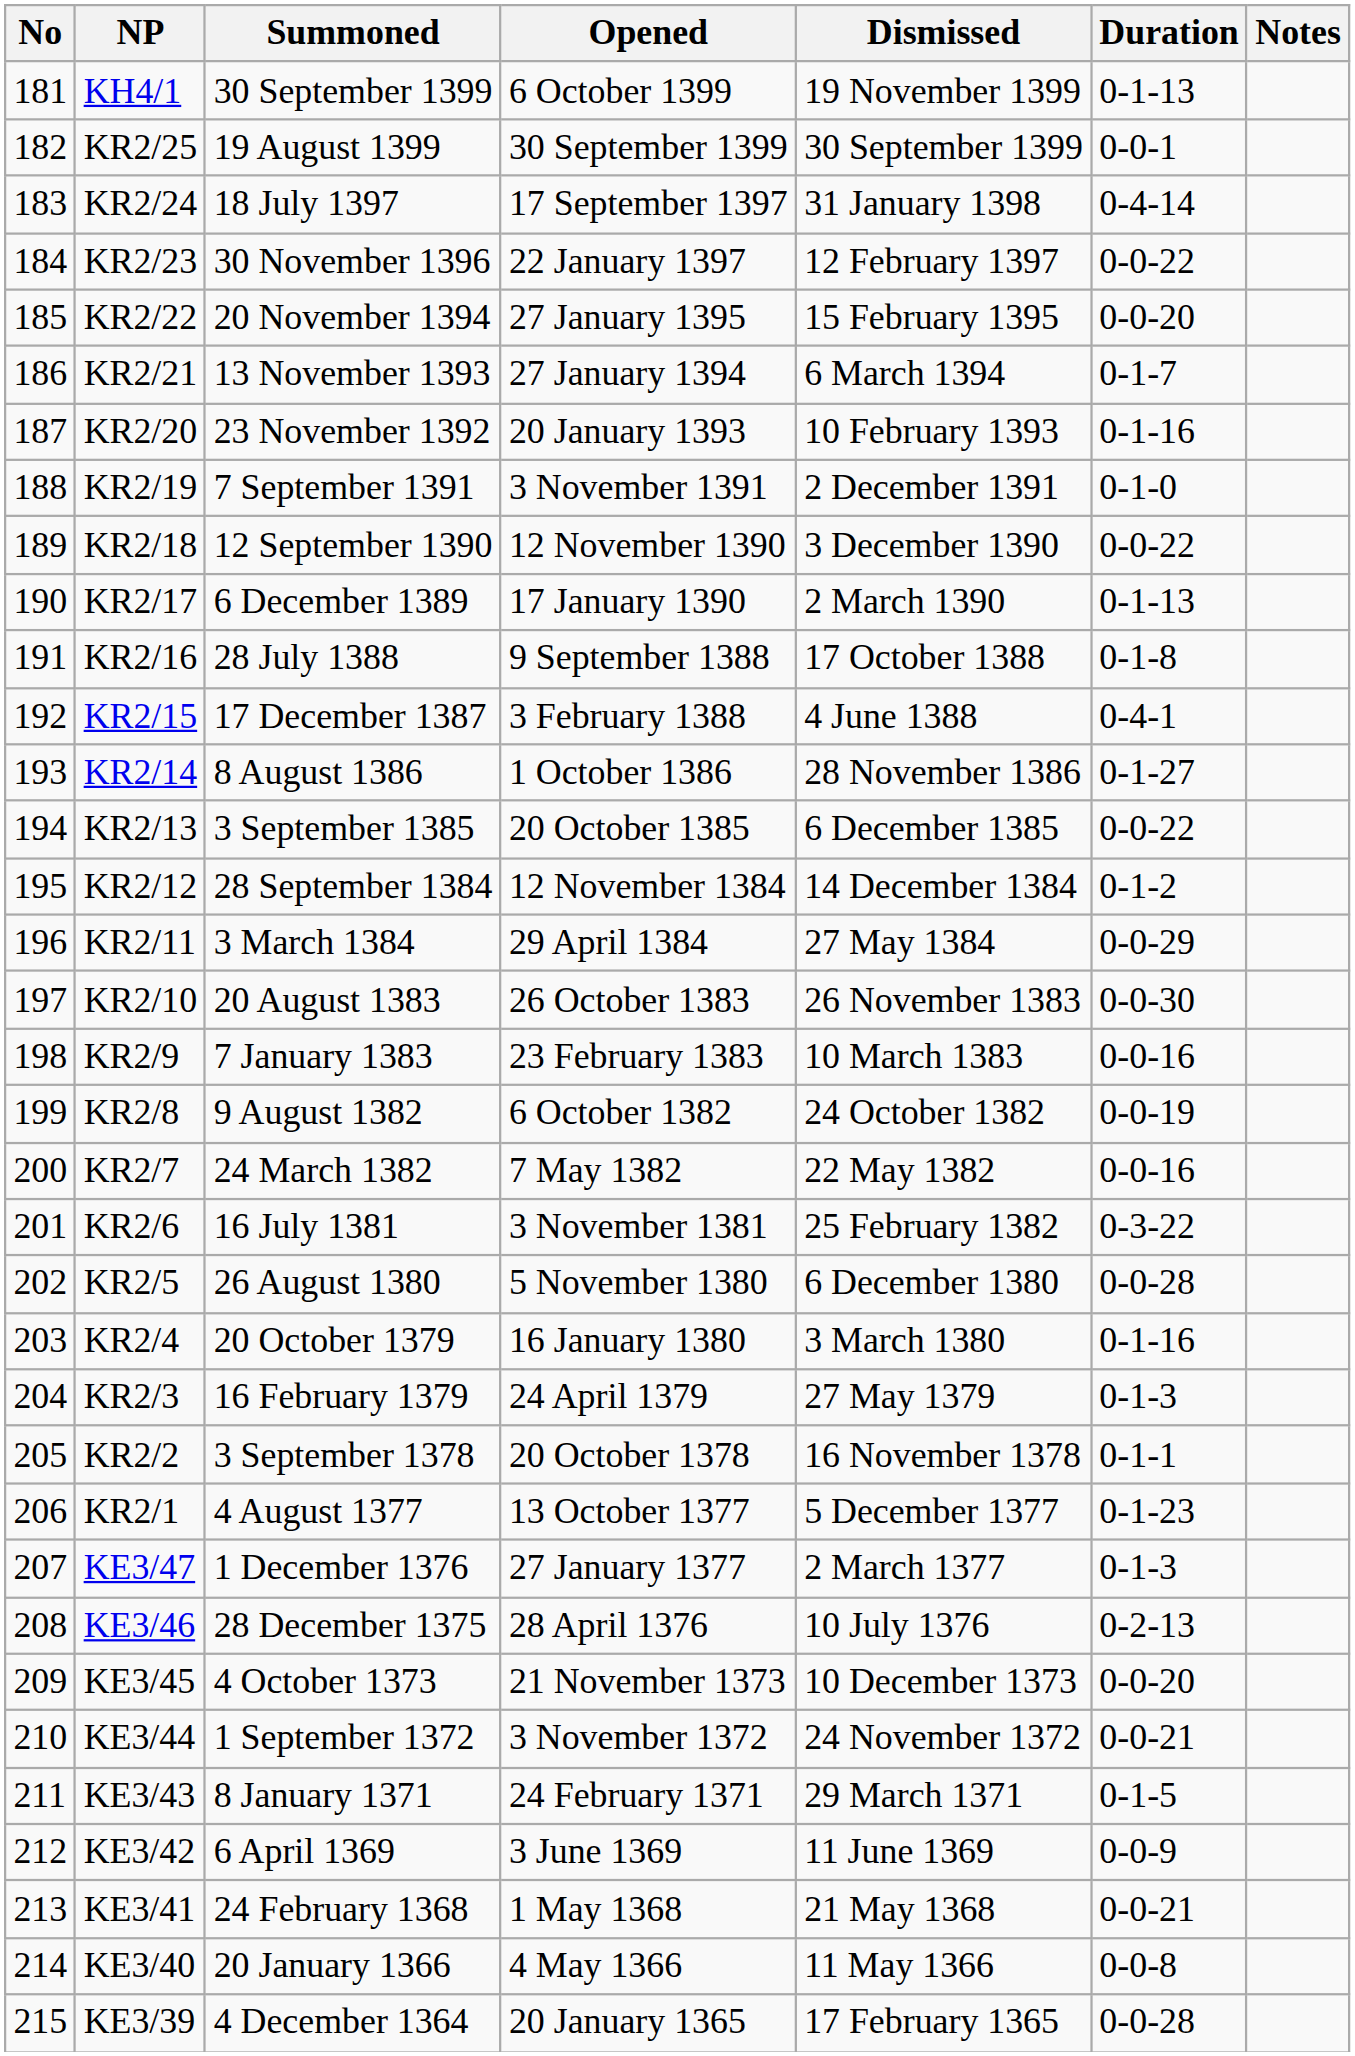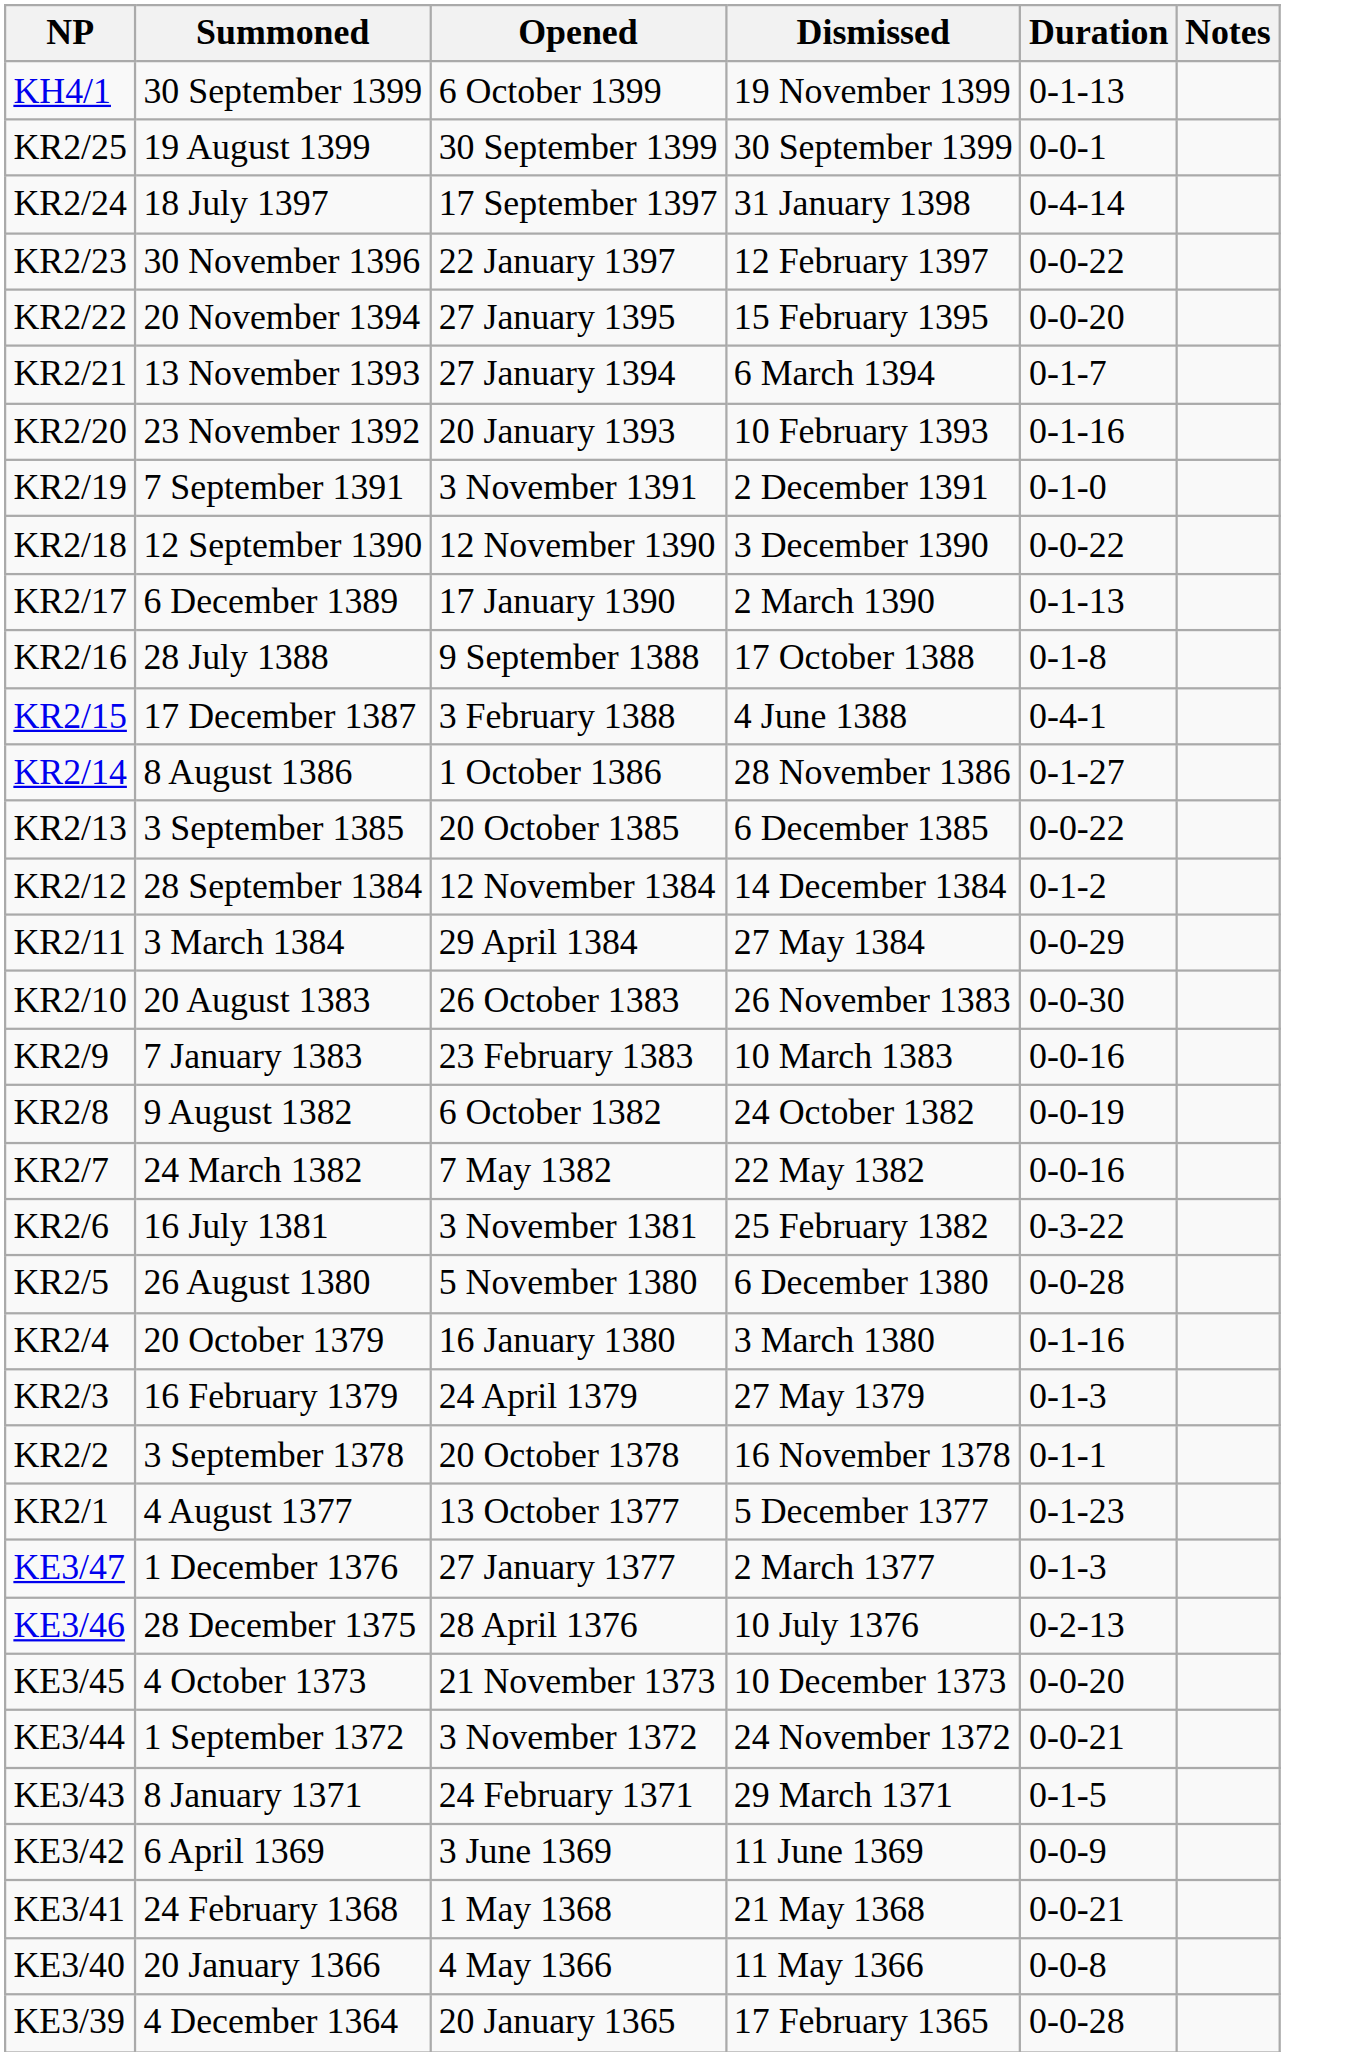- column: (40, 32)
